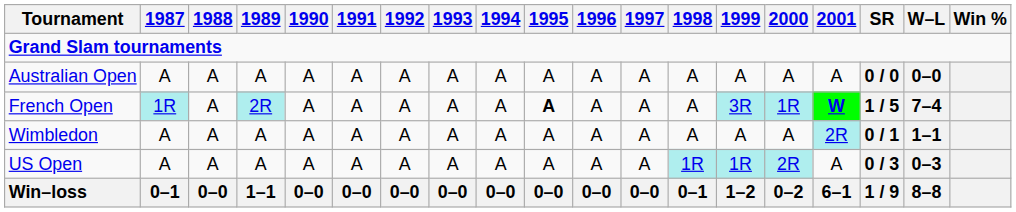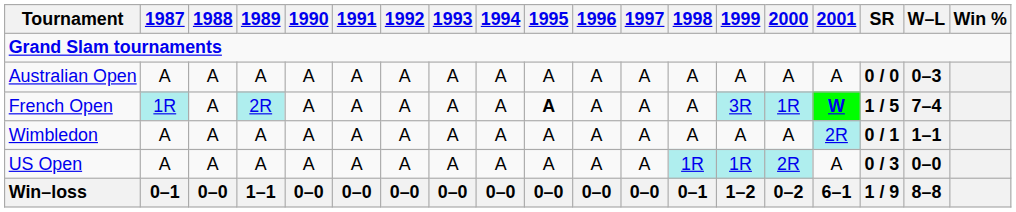(926, 76) 0–0 -> (926, 76) 0–3
(926, 163) 0–3 -> (926, 163) 0–0
